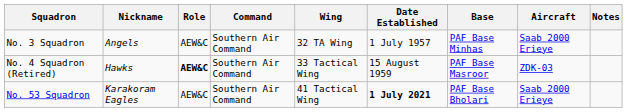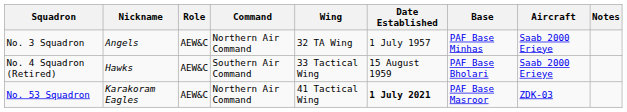(246, 43) Southern Air Command -> (246, 43) Northern Air Command
(194, 69) bold -> (194, 69) normal
(472, 69) PAF Base Masroor -> (472, 69) PAF Base Bholari
(536, 69) ZDK-03 -> (545, 69) Saab 2000 Erieye
(246, 94) Southern Air Command -> (246, 94) Northern Air Command
(472, 94) PAF Base Bholari -> (472, 94) PAF Base Masroor
(545, 94) Saab 2000 Erieye -> (536, 94) ZDK-03
